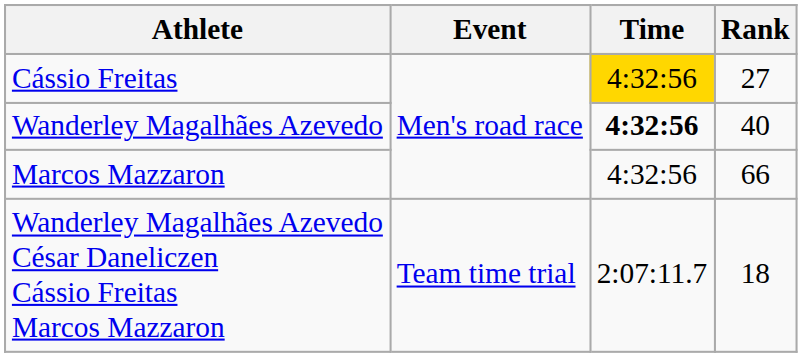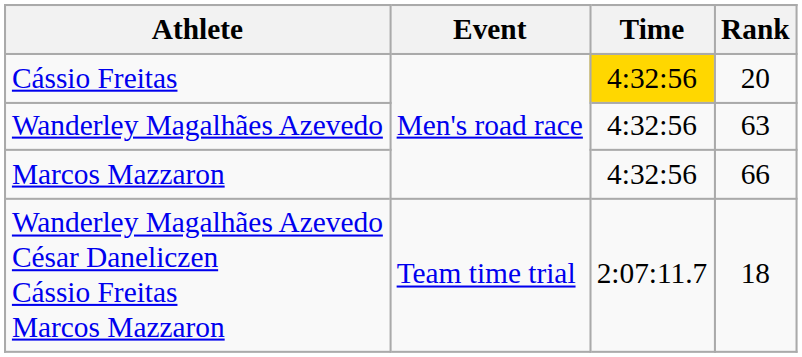(755, 77) 27 -> (755, 77) 20
(652, 126) bold -> (652, 126) normal
(755, 126) 40 -> (755, 126) 63
